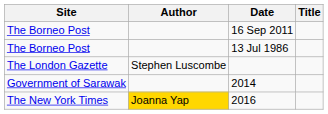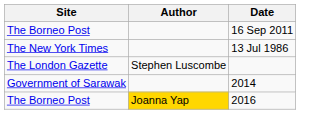- column: (309, 13)
(48, 48) The Borneo Post -> (58, 48) The New York Times
(58, 100) The New York Times -> (48, 100) The Borneo Post
